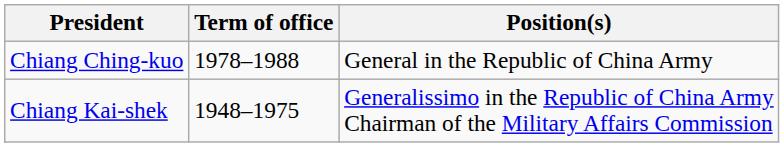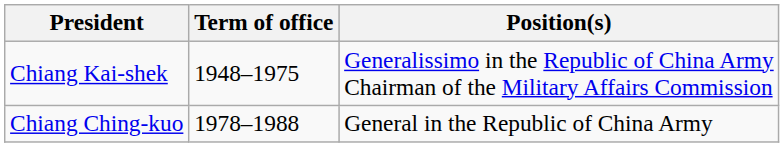rows swapped: (89, 110) <-> (97, 60)
